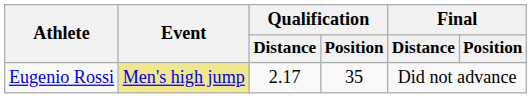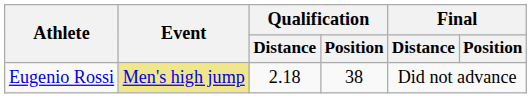(285, 78) 2.17 -> (285, 78) 2.18
(354, 78) 35 -> (354, 78) 38
